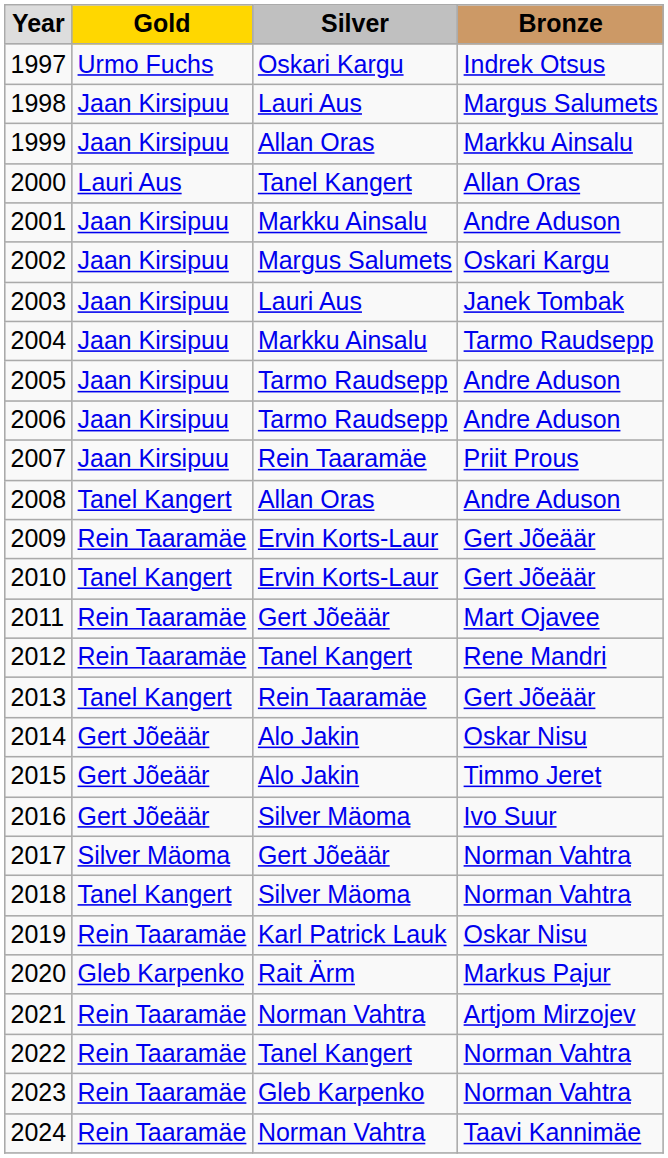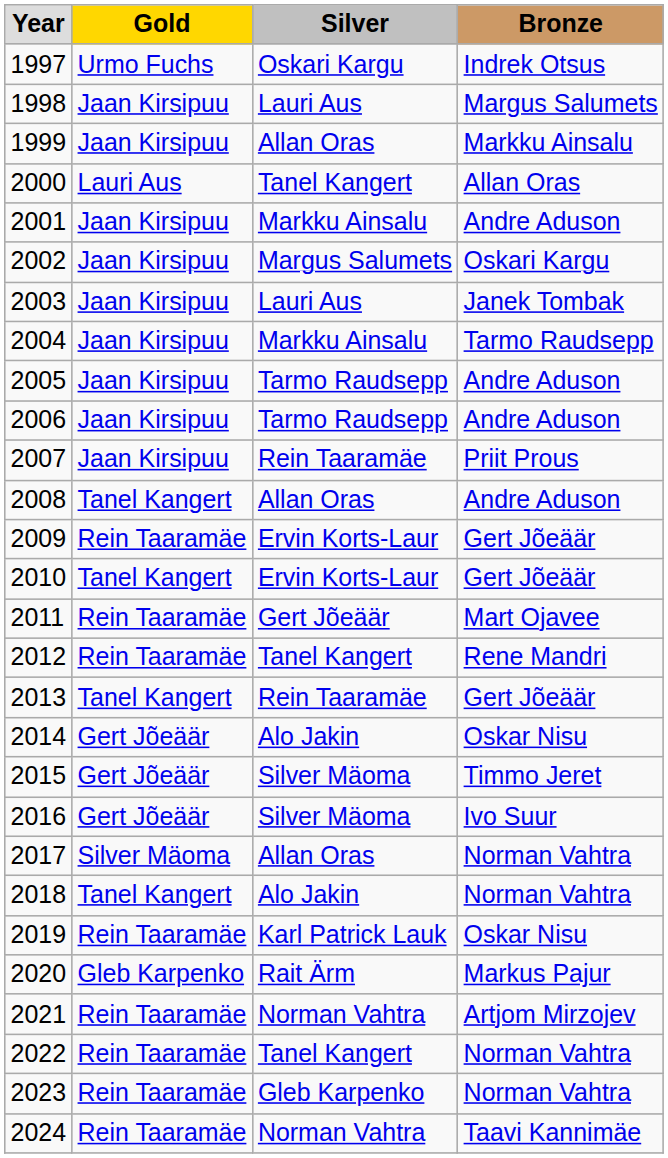(309, 776) Alo Jakin -> (334, 776) Silver Mäoma
(324, 855) Gert Jõeäär -> (316, 855) Allan Oras
(334, 895) Silver Mäoma -> (309, 895) Alo Jakin
